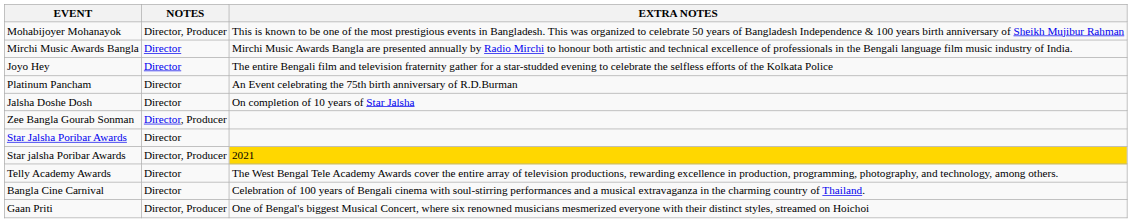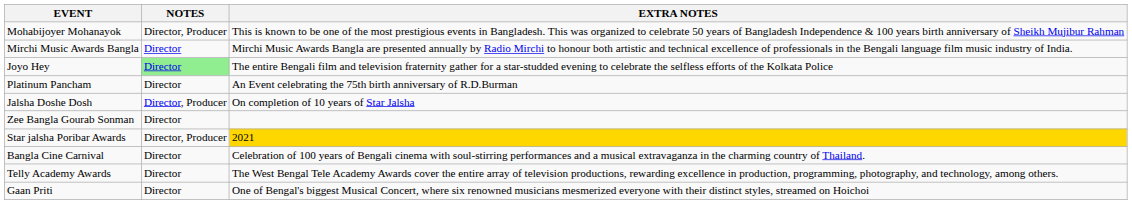(163, 66) no background -> (163, 66) lightgreen background
(163, 102) Director -> (185, 102) Director, Producer
(185, 119) Director, Producer -> (163, 119) Director
- row: (67, 137)
rows swapped: (55, 191) <-> (59, 173)
(185, 208) Director, Producer -> (163, 191) Director
